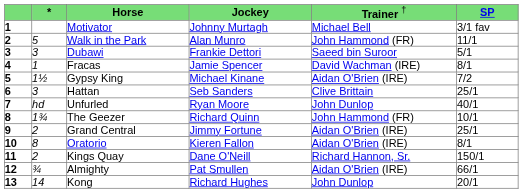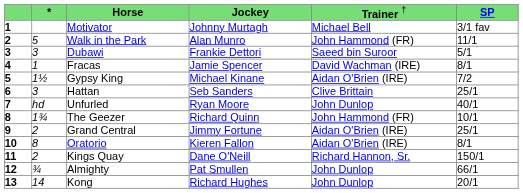(360, 169) Aidan O'Brien (IRE) -> (343, 169) John Dunlop
